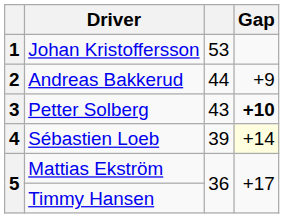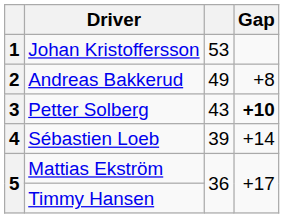(219, 79) 44 -> (219, 79) 49
(264, 79) +9 -> (264, 79) +8
(259, 139) lightyellow background -> (259, 139) no background
